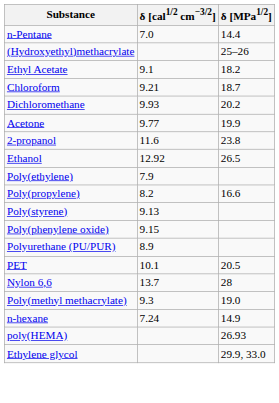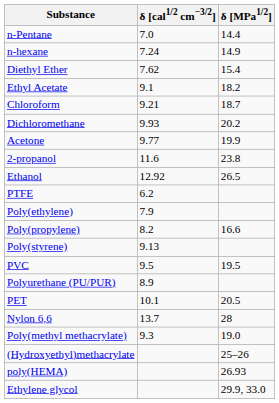rows swapped: (27, 318) <-> (71, 51)
+ row: (37, 69)
+ row: (20, 194)
- row: (58, 229)
+ row: (18, 265)
